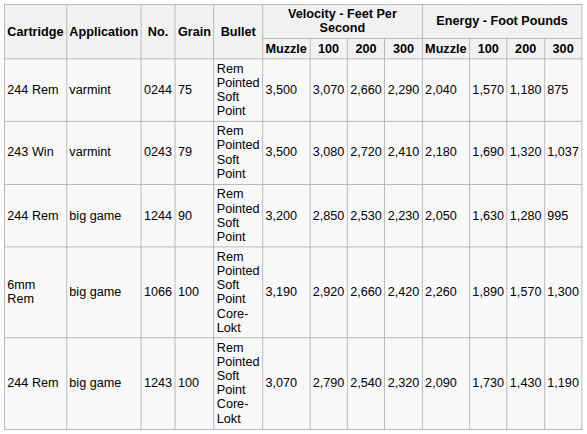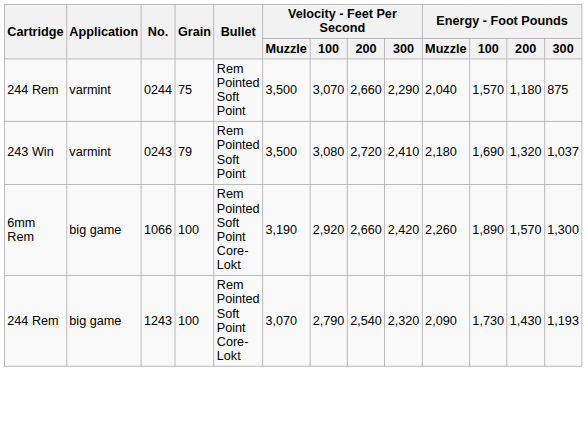- row: (158, 215)
(563, 383) 1,190 -> (563, 320) 1,193
